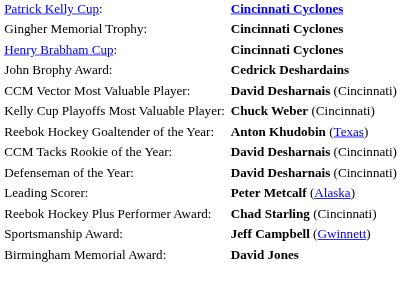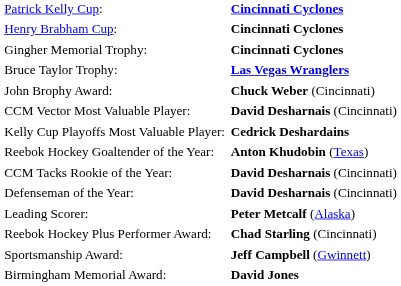rows swapped: (61, 49) <-> (76, 29)
+ row: (61, 70)
(290, 70) Cedrick Deshardains -> (303, 90) Chuck Weber (Cincinnati)
(303, 111) Chuck Weber (Cincinnati) -> (290, 131) Cedrick Deshardains
